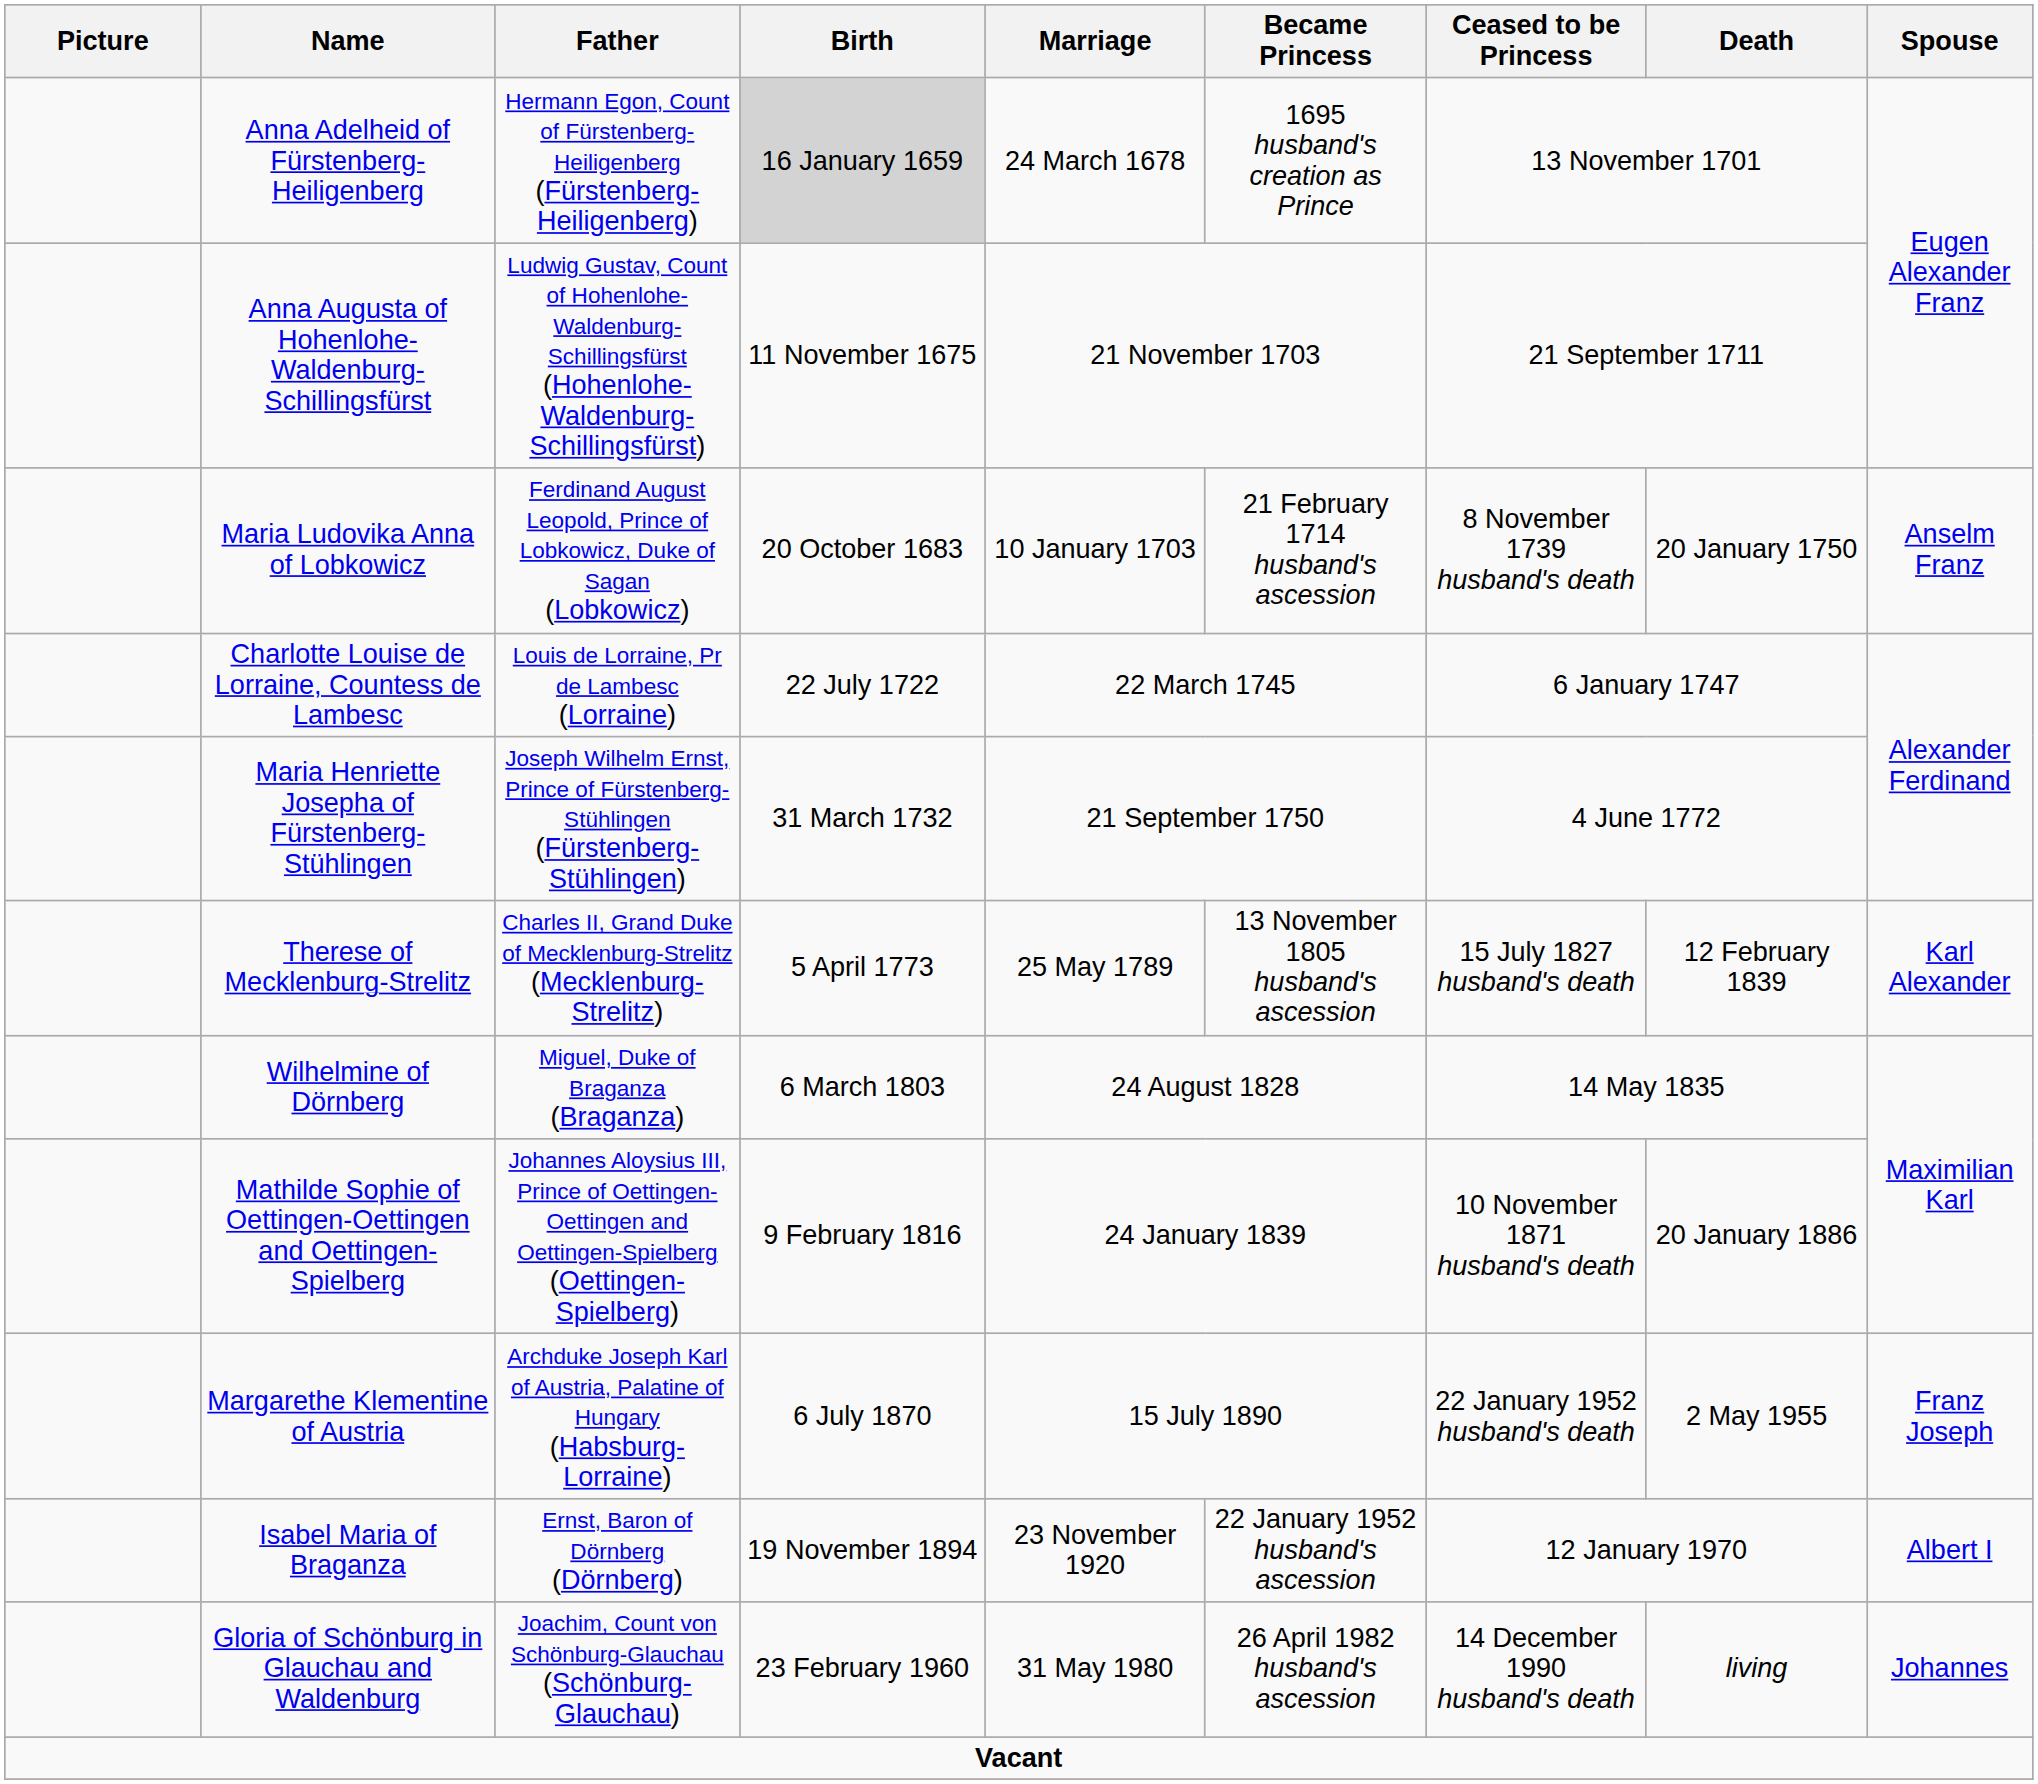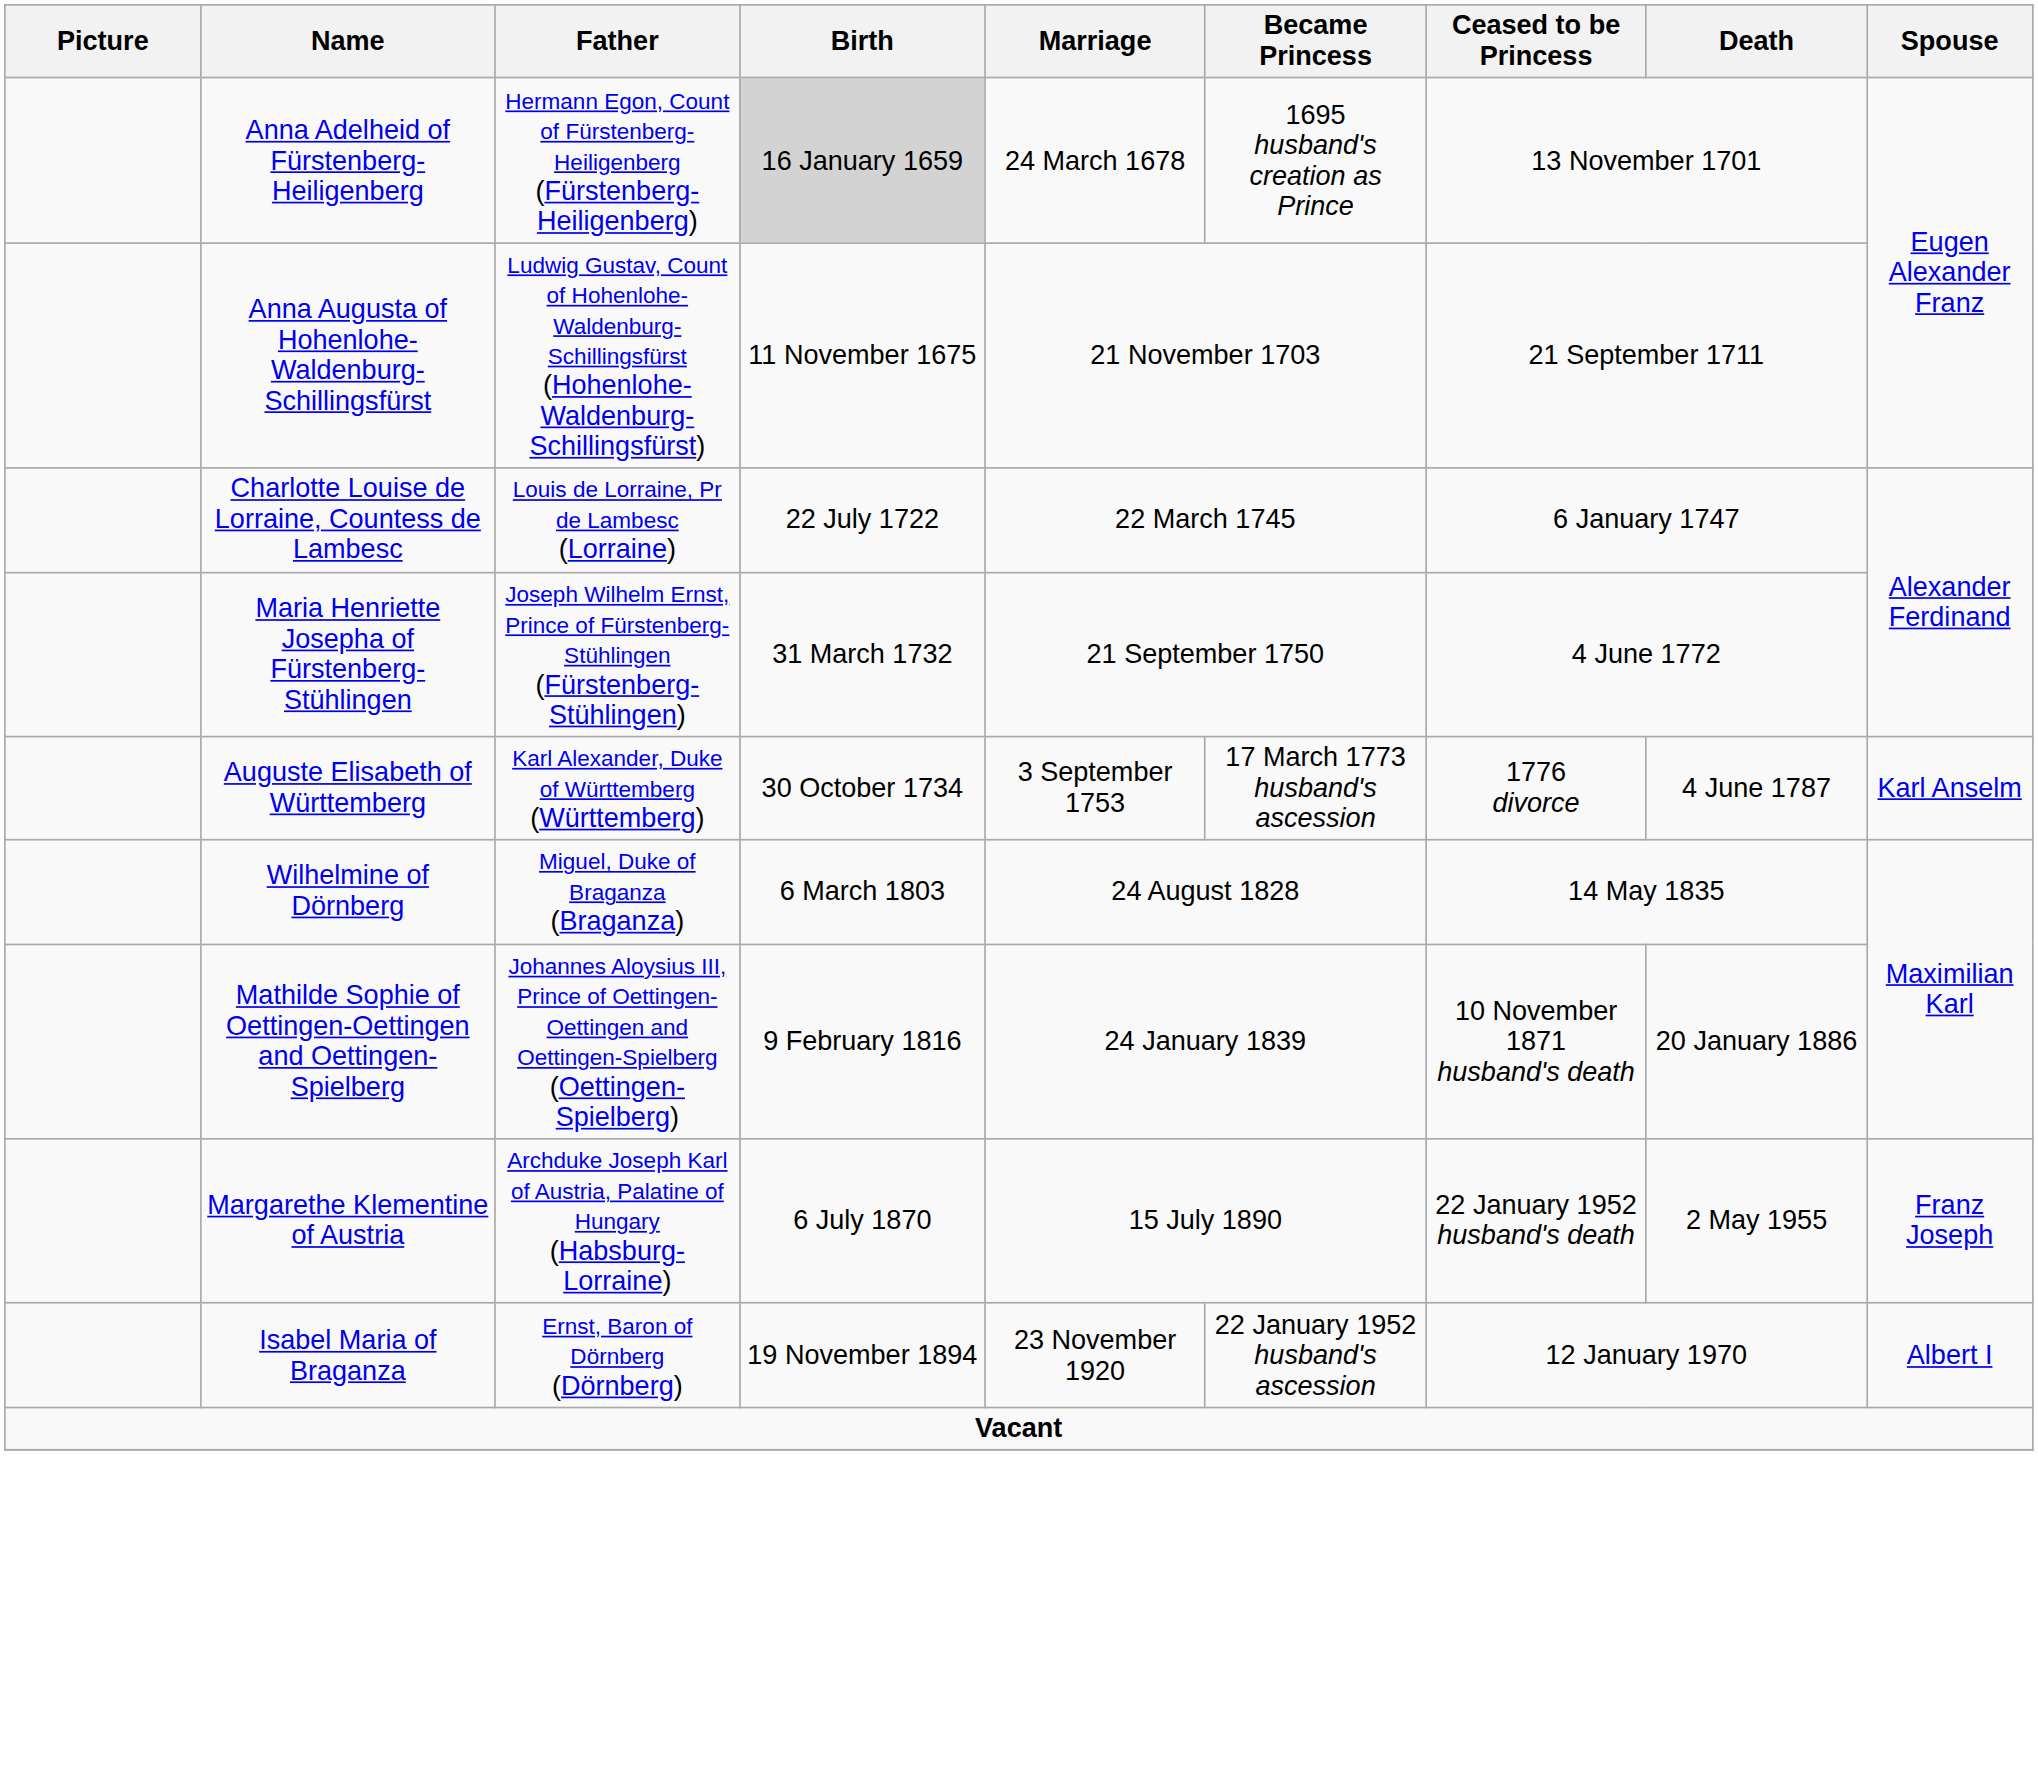- row: (348, 550)
+ row: (348, 787)
- row: (348, 967)
- row: (348, 1668)
